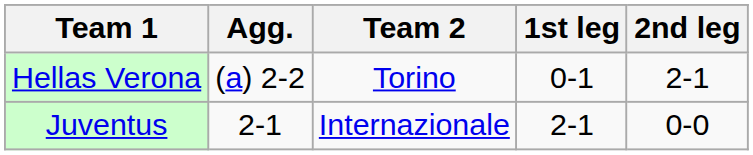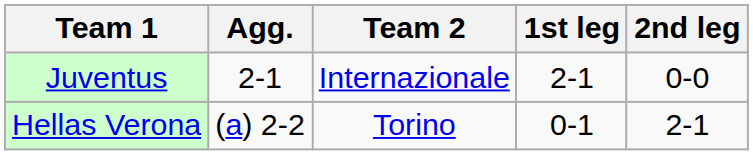rows swapped: (107, 125) <-> (107, 76)
